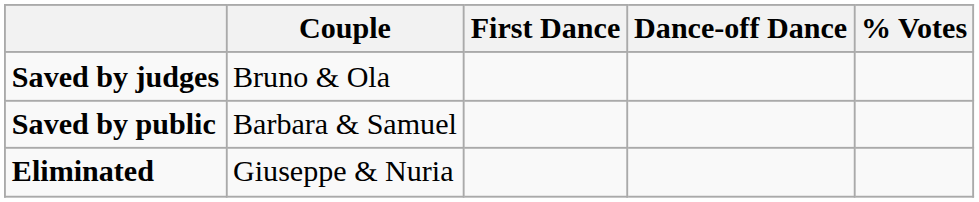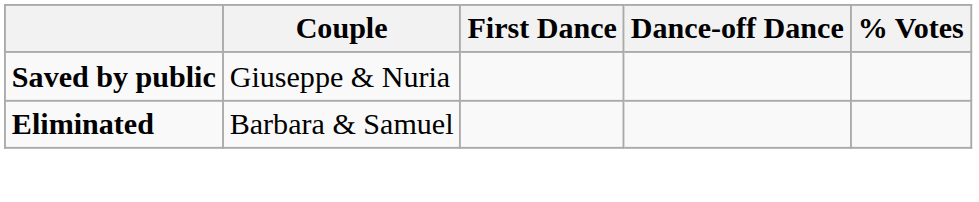- row: (116, 76)
(345, 123) Barbara & Samuel -> (340, 76) Giuseppe & Nuria
(343, 171) Giuseppe & Nuria -> (342, 123) Barbara & Samuel
